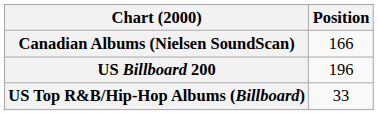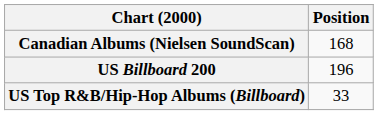(341, 43) 166 -> (341, 43) 168
